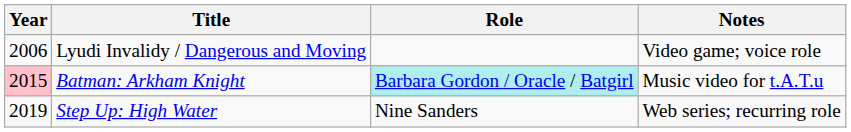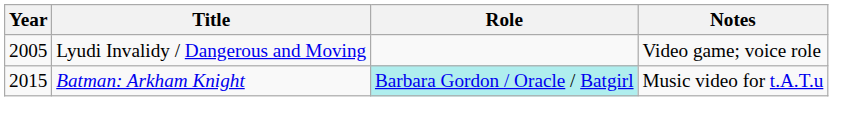(28, 50) 2006 -> (28, 50) 2005
(28, 80) pink background -> (28, 80) no background
- row: (137, 111)
